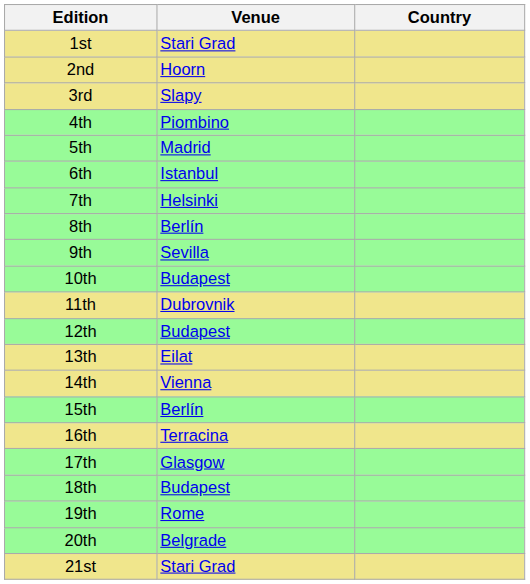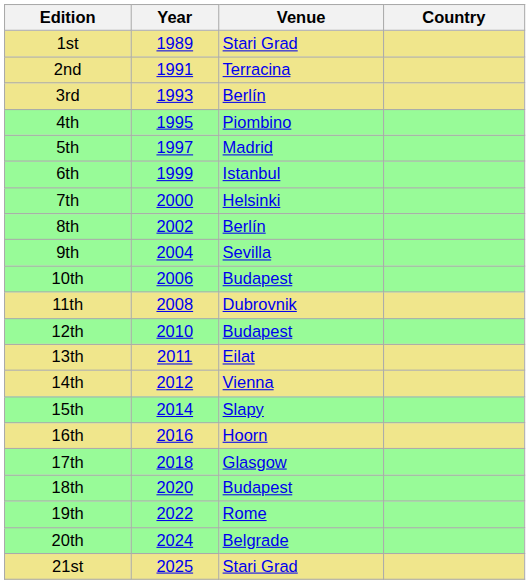+ column: (175, 17)
(183, 69) Hoorn -> (257, 69) Terracina
(181, 95) Slapy -> (244, 95) Berlín
(182, 409) Berlín -> (243, 409) Slapy
(194, 435) Terracina -> (245, 435) Hoorn
